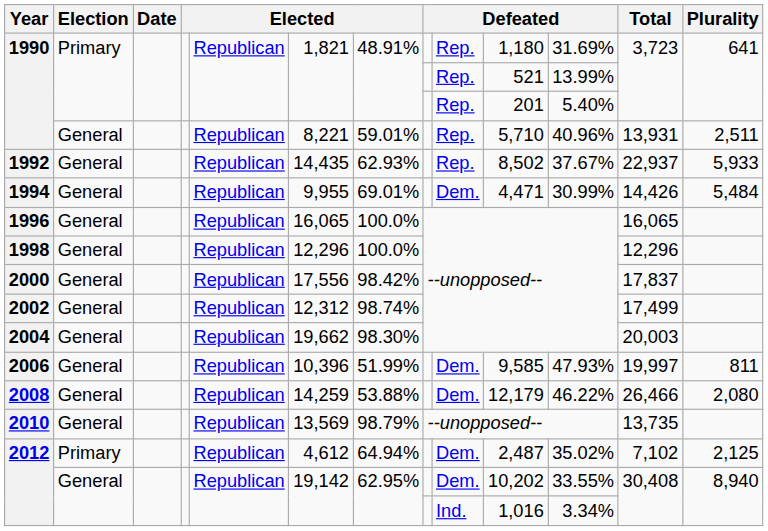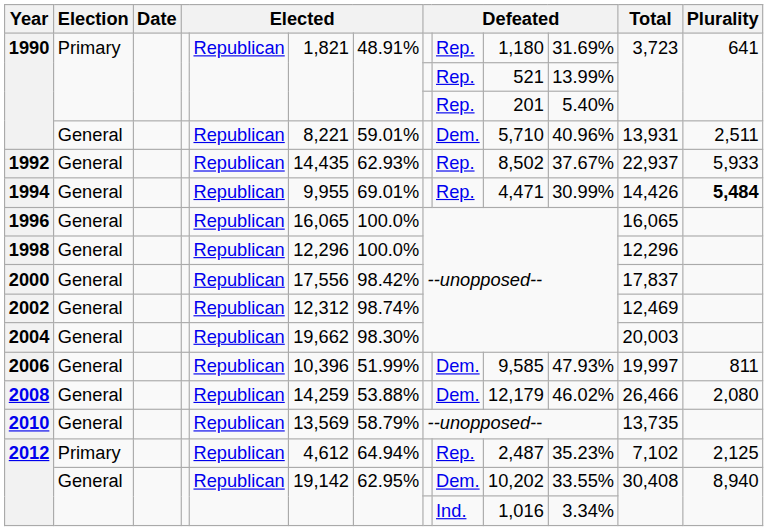(455, 134) Rep. -> (458, 134) Dem.
(458, 192) Dem. -> (455, 192) Rep.
(736, 192) normal -> (736, 192) bold
(650, 308) 17,499 -> (650, 308) 12,469
(583, 395) 46.22% -> (583, 395) 46.02%
(388, 423) 98.79% -> (388, 423) 58.79%
(458, 452) Dem. -> (455, 452) Rep.
(583, 452) 35.02% -> (583, 452) 35.23%
